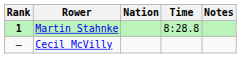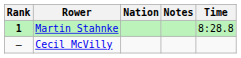columns swapped: (181, 12) <-> (219, 12)
